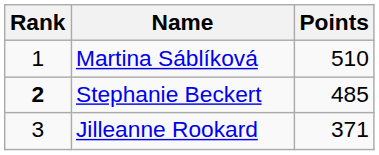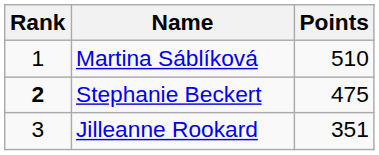(350, 94) 485 -> (350, 94) 475
(350, 130) 371 -> (350, 130) 351
